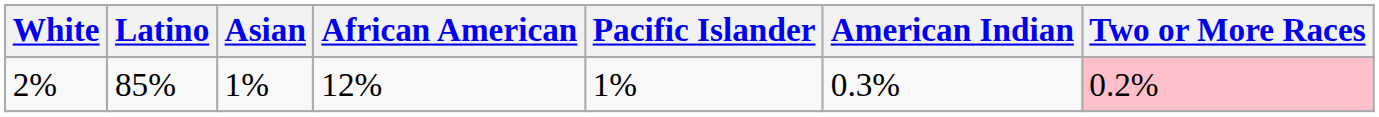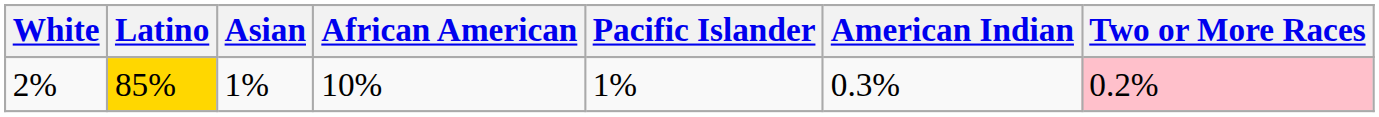(145, 83) no background -> (145, 83) gold background
(352, 83) 12% -> (352, 83) 10%
